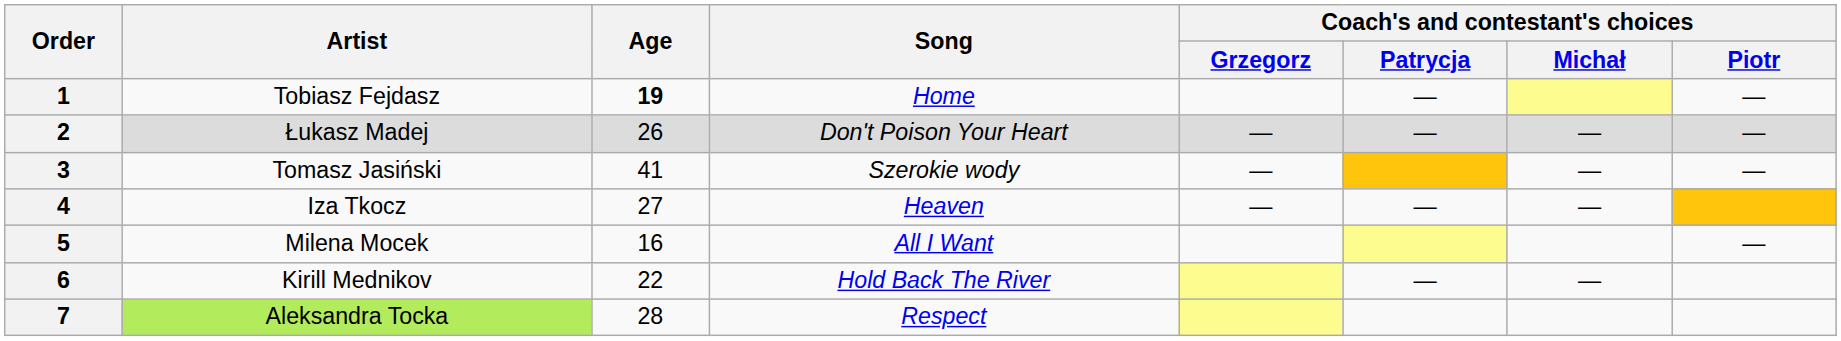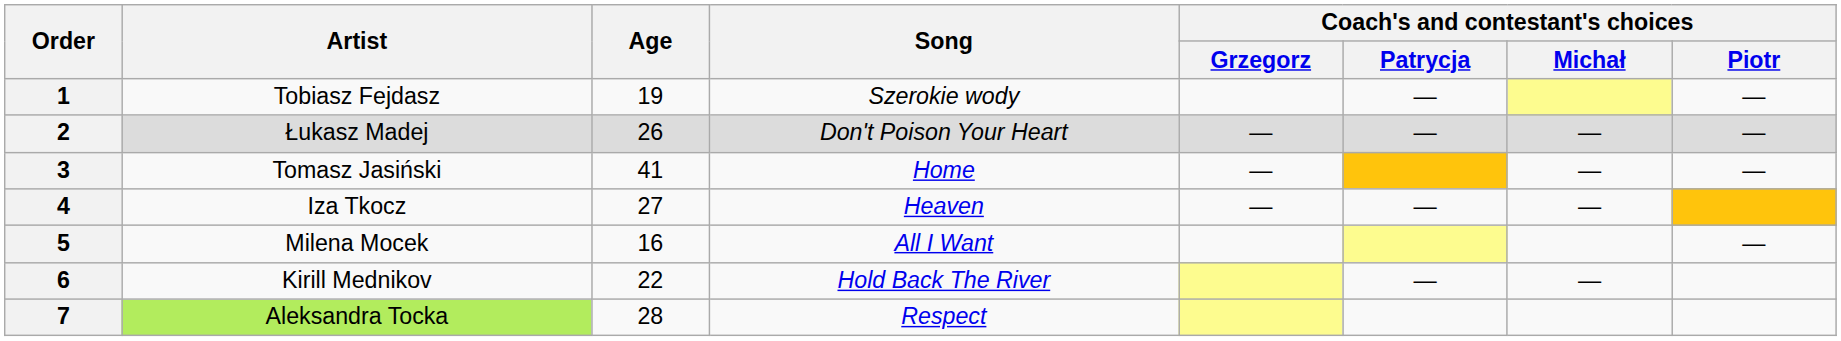(650, 96) bold -> (650, 96) normal
(944, 96) Home -> (944, 96) Szerokie wody
(944, 170) Szerokie wody -> (944, 170) Home
